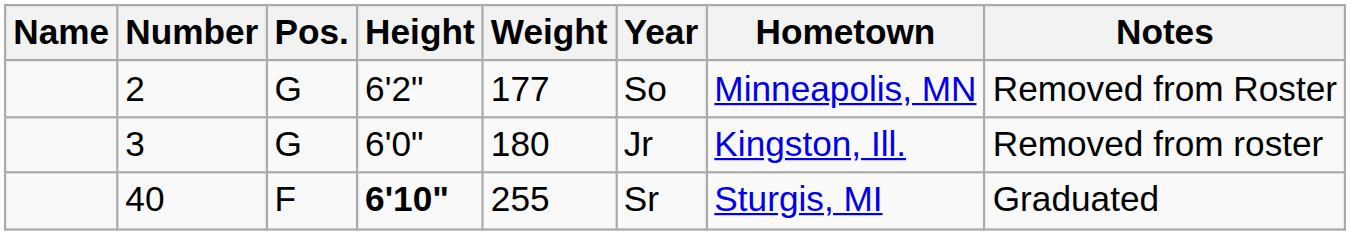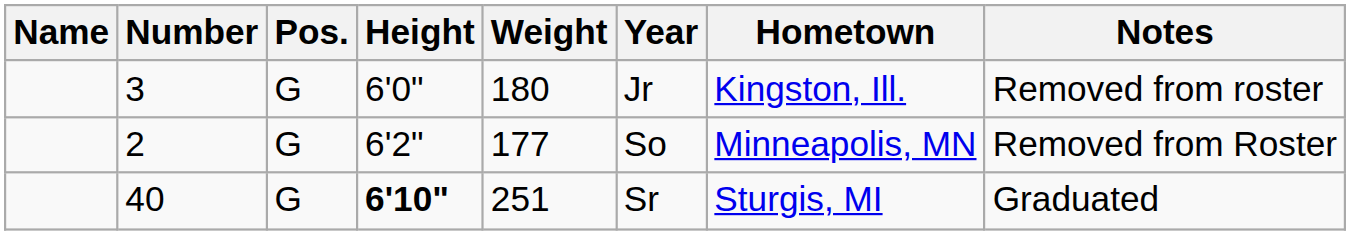rows swapped: (135, 88) <-> (135, 144)
(285, 199) F -> (288, 199) G
(520, 199) 255 -> (520, 199) 251
